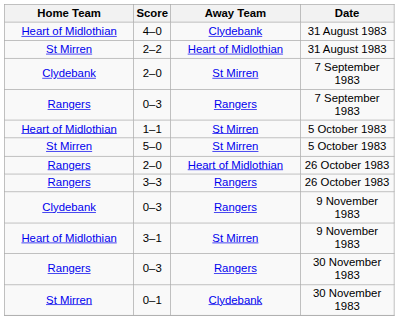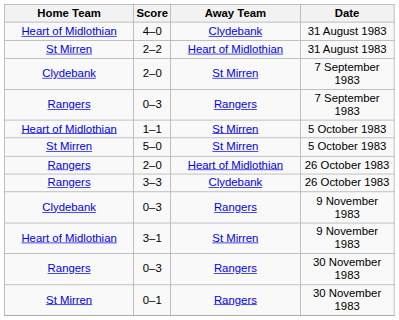(235, 183) Rangers -> (235, 183) Clydebank
(235, 299) Clydebank -> (235, 299) Rangers
